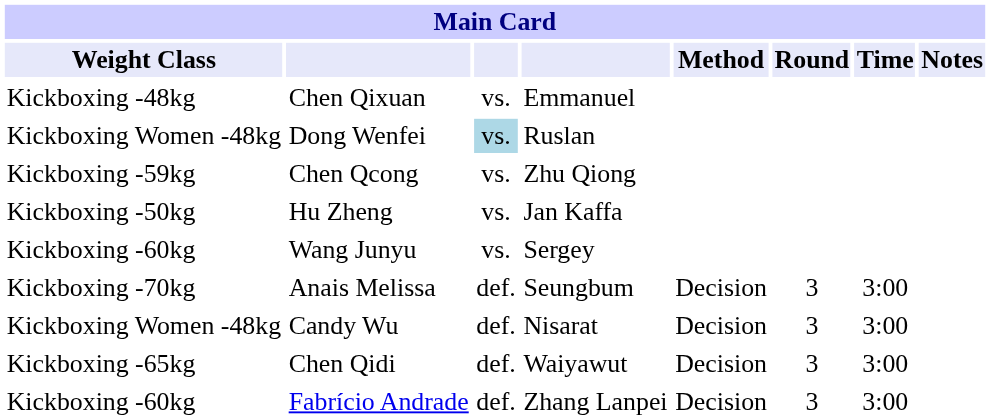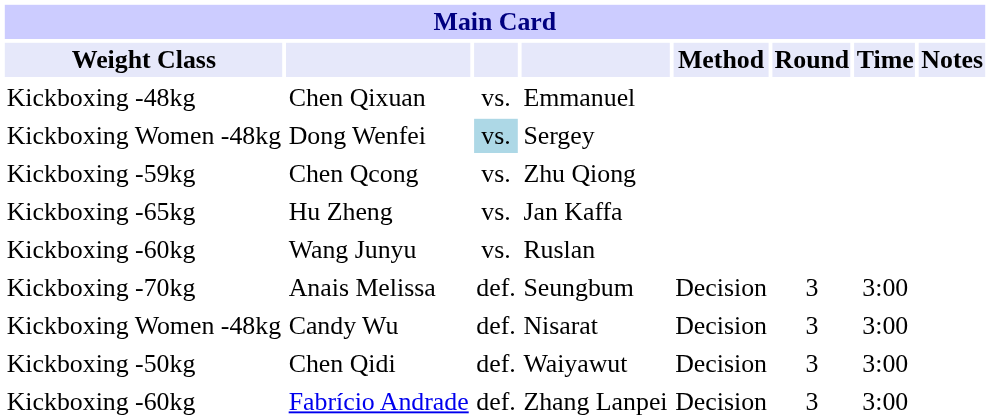(559, 135) Ruslan -> (559, 135) Sergey
(101, 211) Kickboxing -50kg -> (101, 211) Kickboxing -65kg
(559, 249) Sergey -> (559, 249) Ruslan
(101, 363) Kickboxing -65kg -> (101, 363) Kickboxing -50kg
